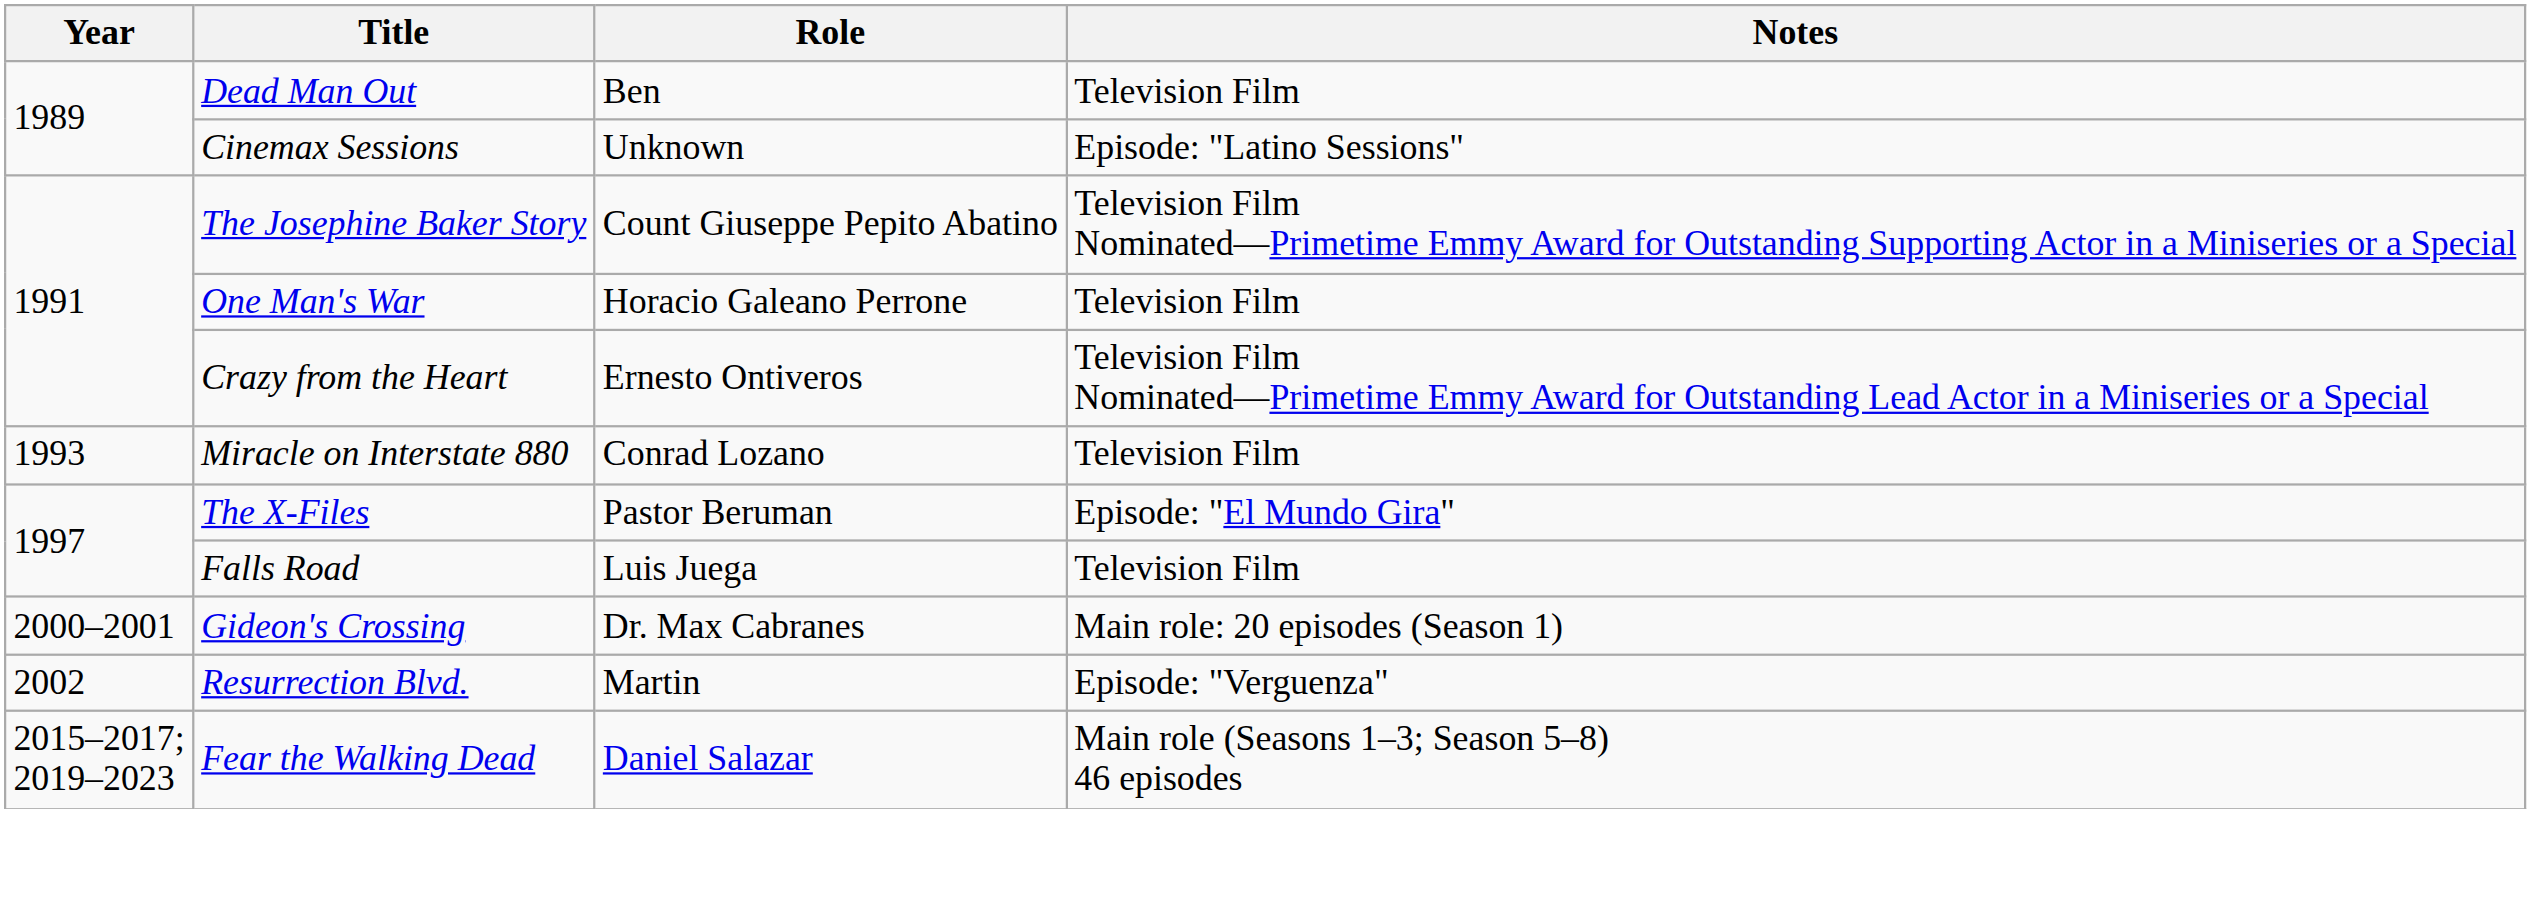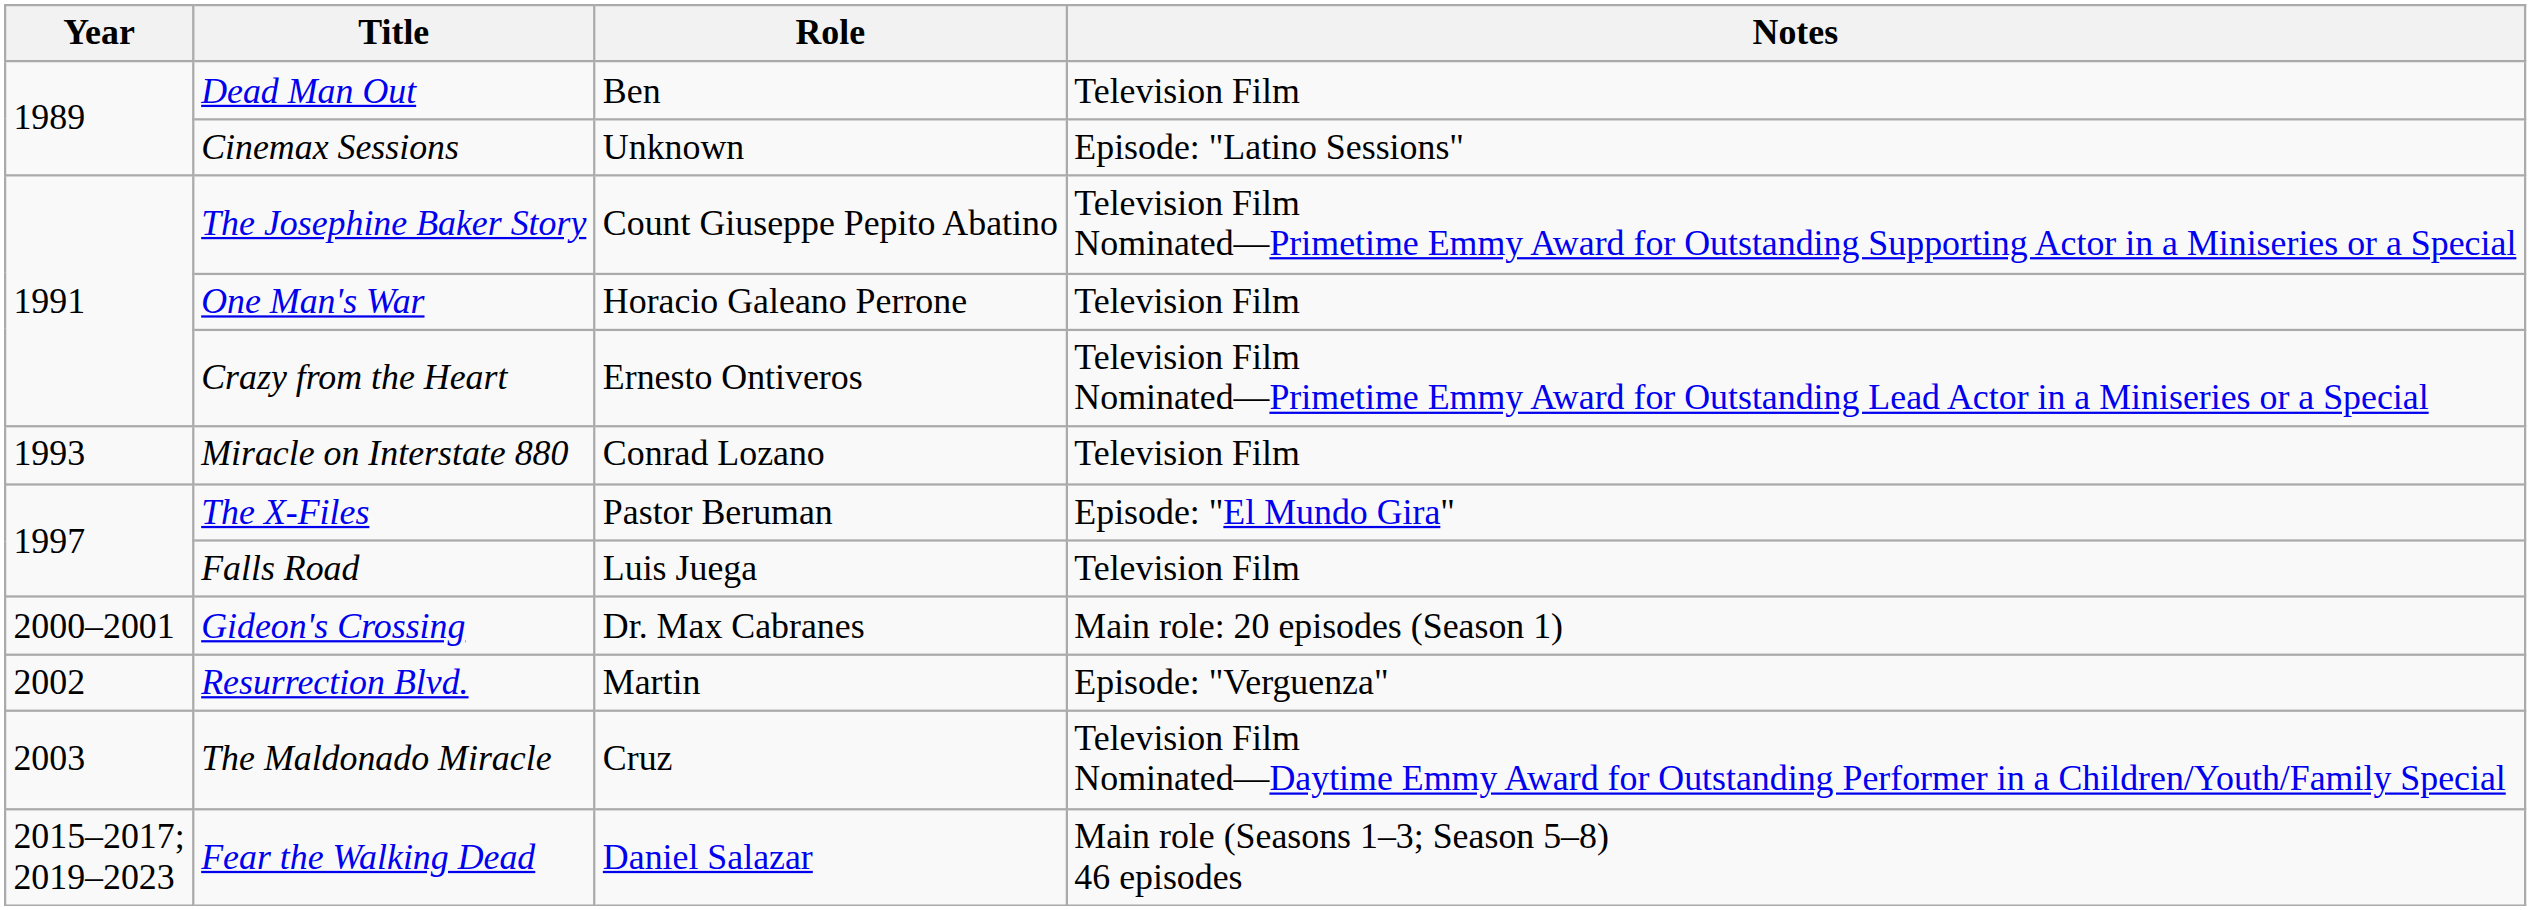+ row: (376, 758)
